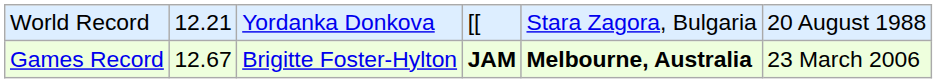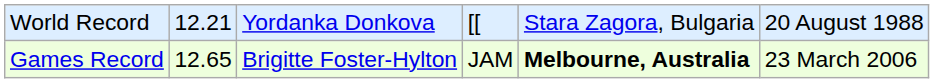(203, 58) 12.67 -> (203, 58) 12.65
(492, 58) bold -> (491, 58) normal
